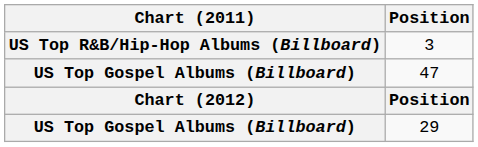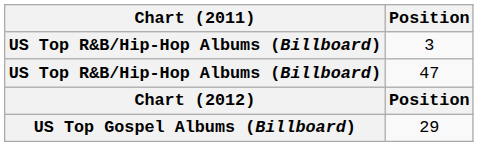(195, 73) US Top Gospel Albums (Billboard) -> (195, 73) US Top R&B/Hip-Hop Albums (Billboard)
